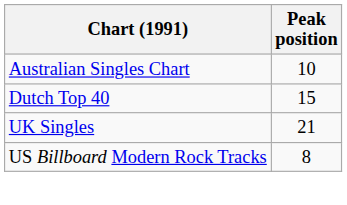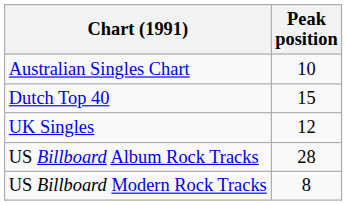(306, 127) 21 -> (306, 127) 12
+ row: (134, 156)
